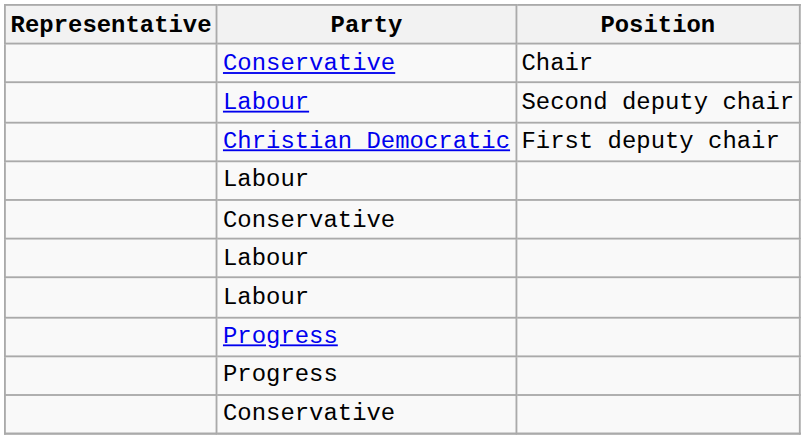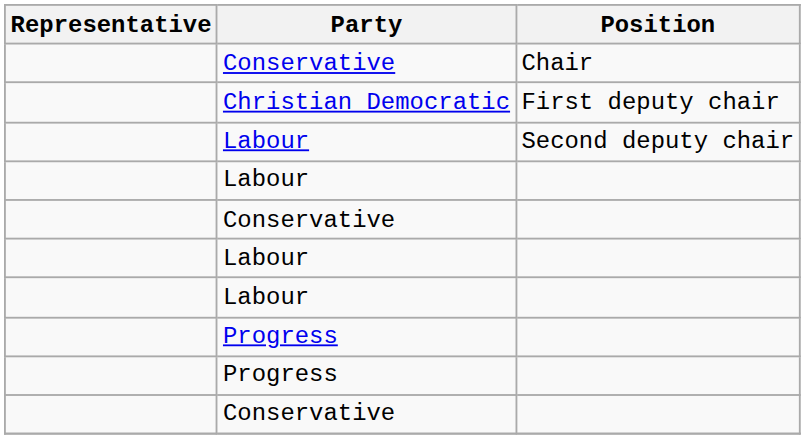rows swapped: (367, 141) <-> (266, 102)
